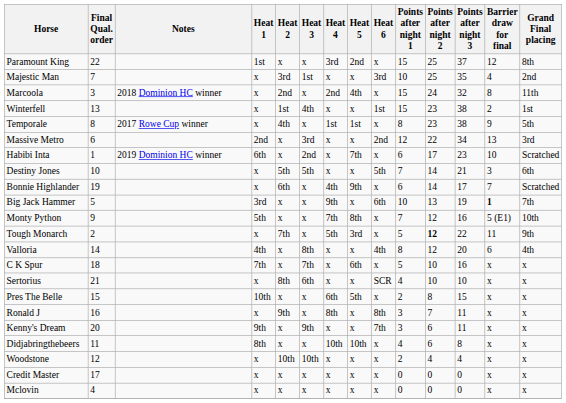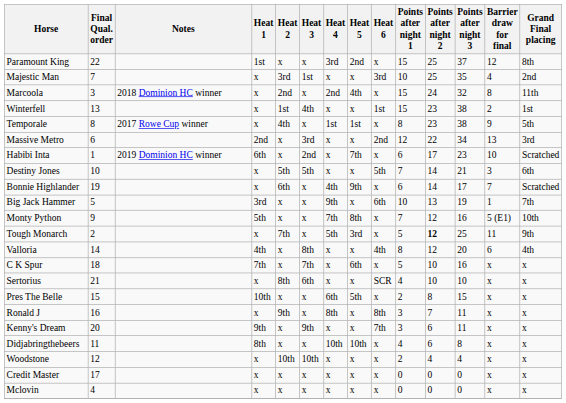(489, 203) bold -> (489, 203) normal
(462, 234) 22 -> (462, 234) 25
